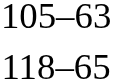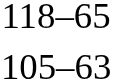rows swapped: (56, 16) <-> (56, 66)
